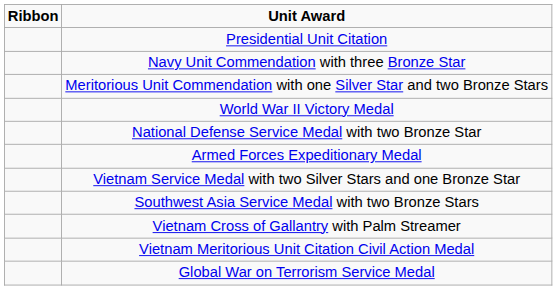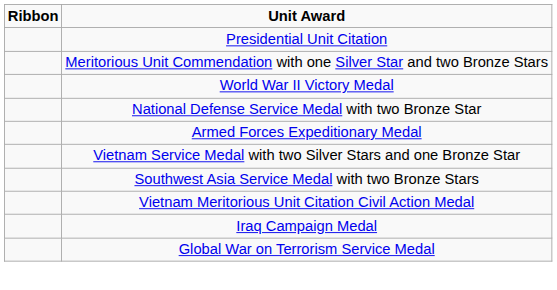- row: (307, 62)
- row: (307, 226)
+ row: (307, 226)
